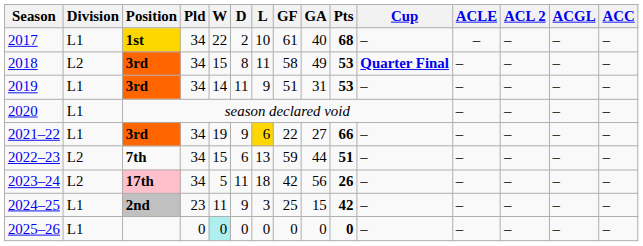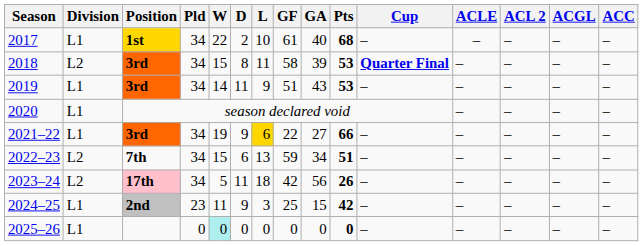(319, 63) 49 -> (319, 63) 39
(319, 87) 31 -> (319, 87) 43
(319, 157) 44 -> (319, 157) 34
